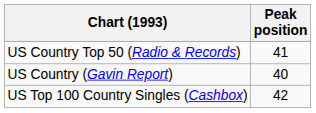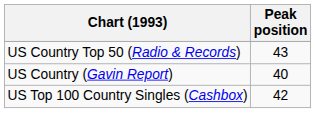(281, 52) 41 -> (281, 52) 43
